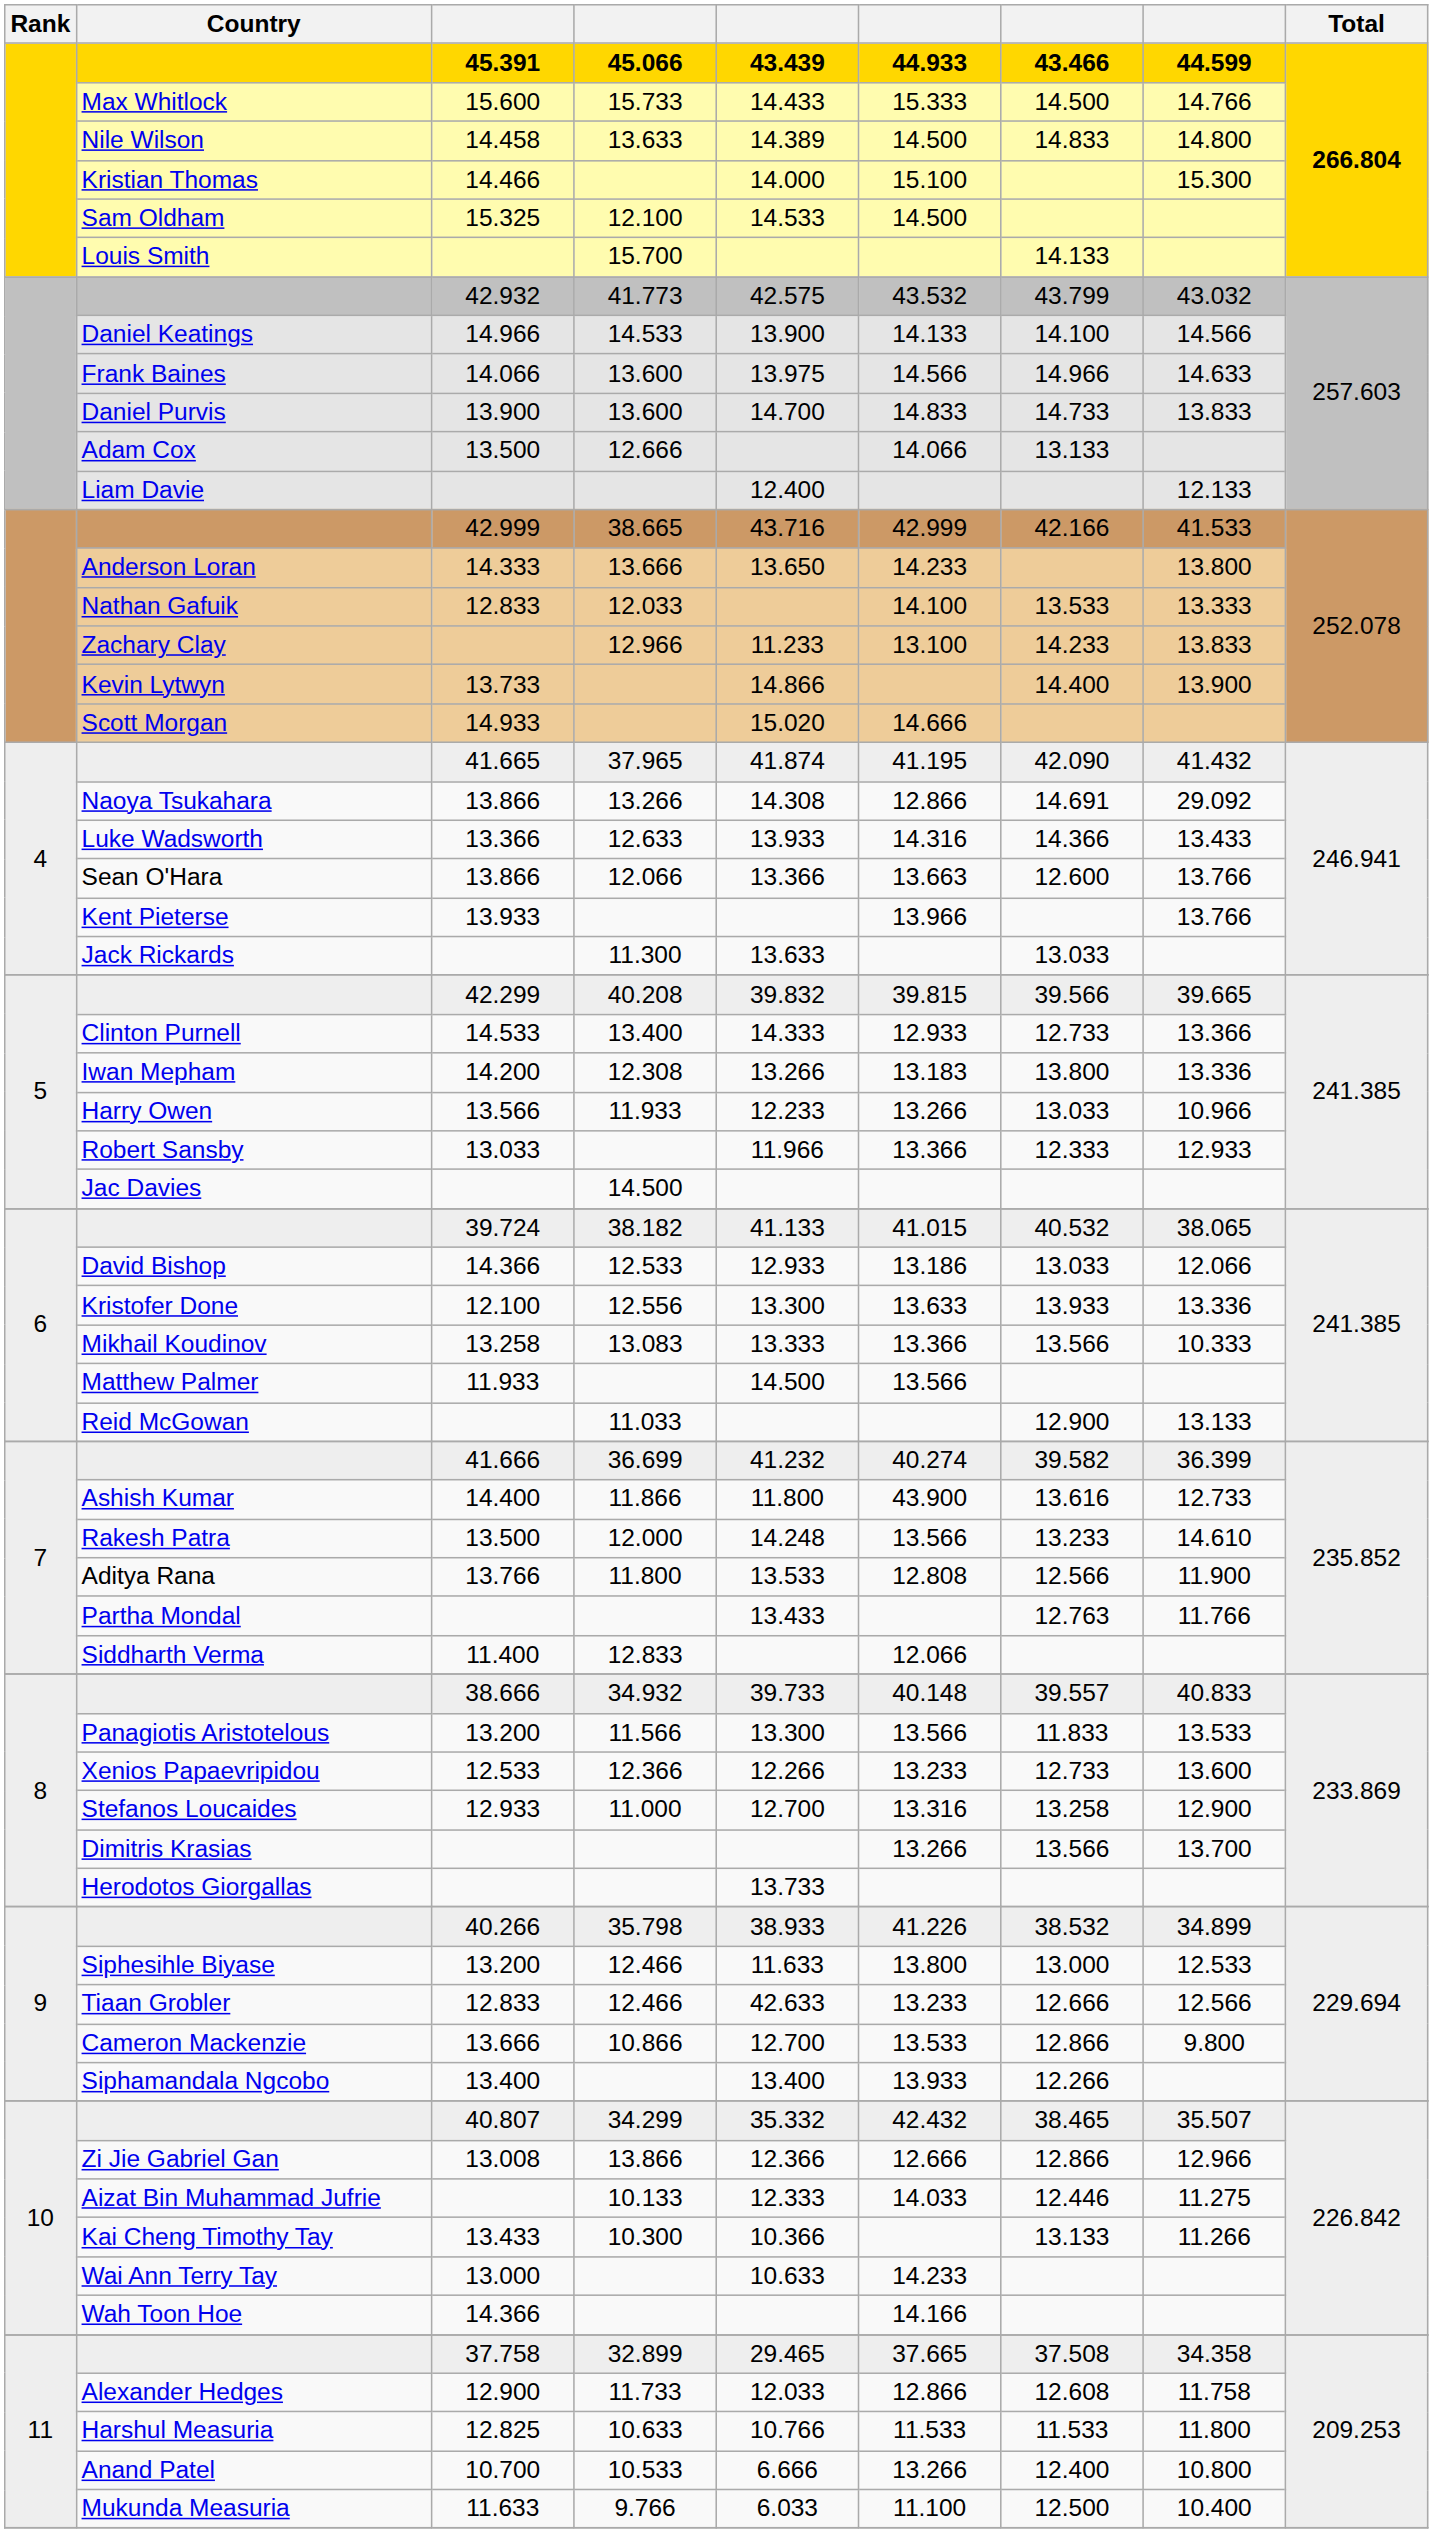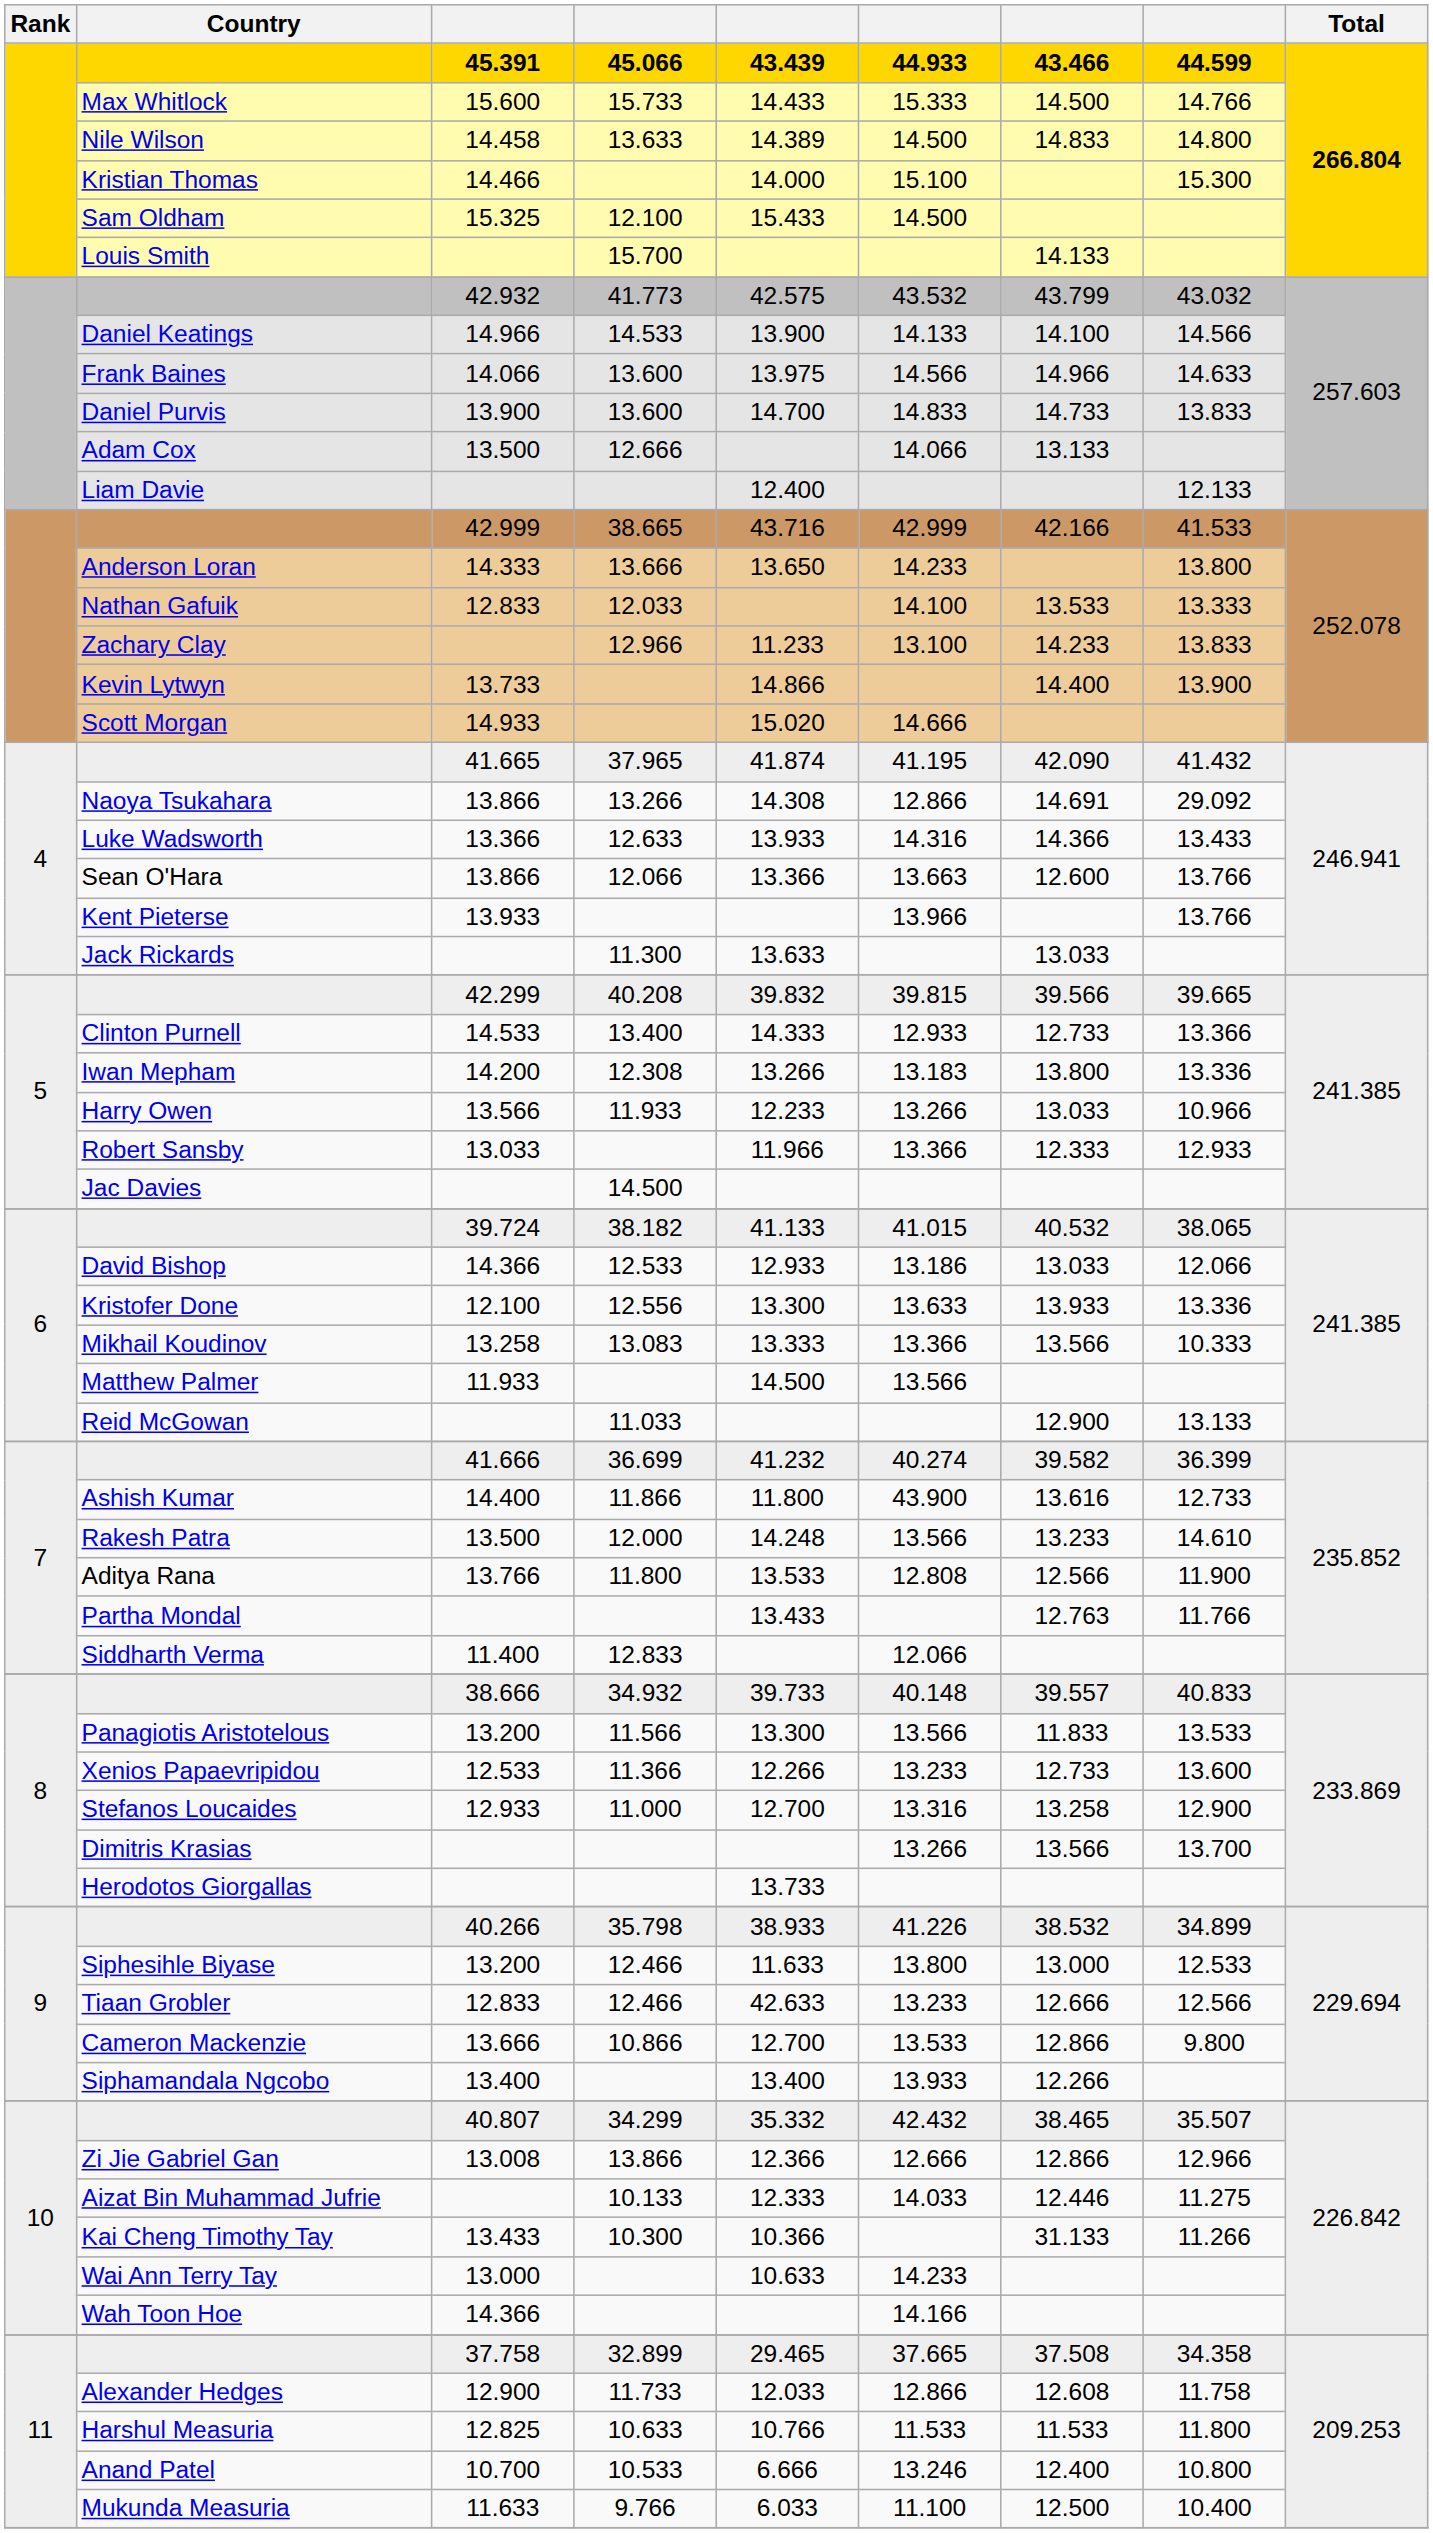(787, 218) 14.533 -> (787, 218) 15.433
(645, 1770) 12.366 -> (645, 1770) 11.366
(1072, 2236) 13.133 -> (1072, 2236) 31.133
(930, 2469) 13.266 -> (930, 2469) 13.246
